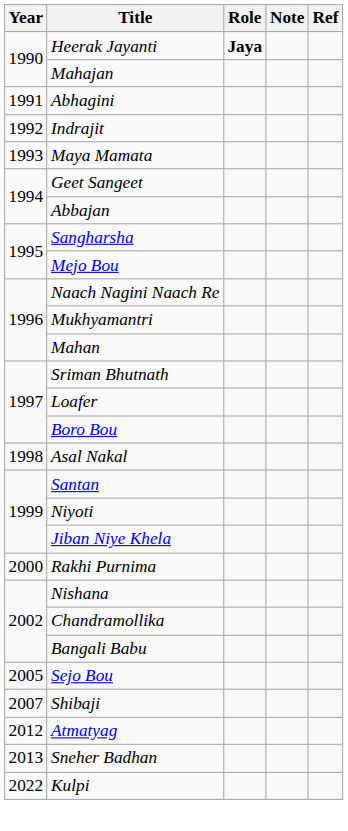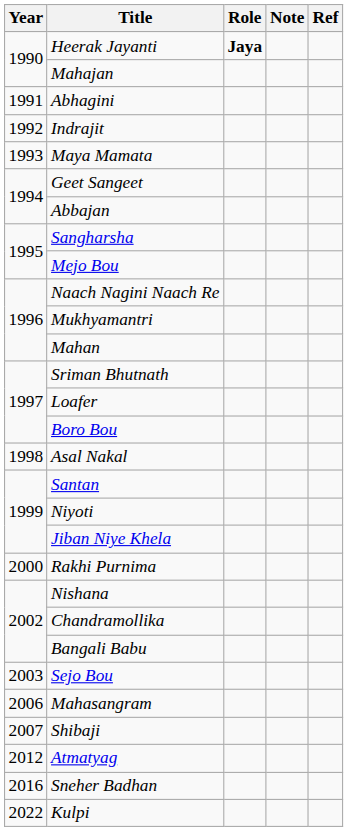(26, 675) 2005 -> (26, 675) 2003
+ row: (101, 703)
(26, 758) 2013 -> (26, 785) 2016
